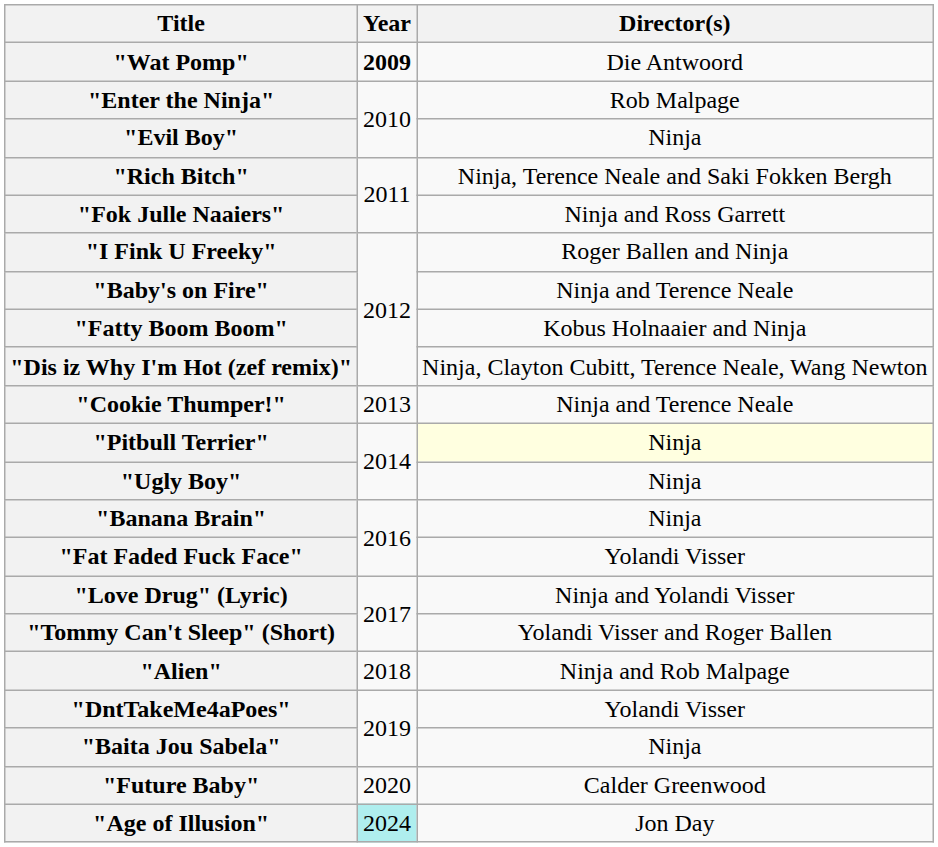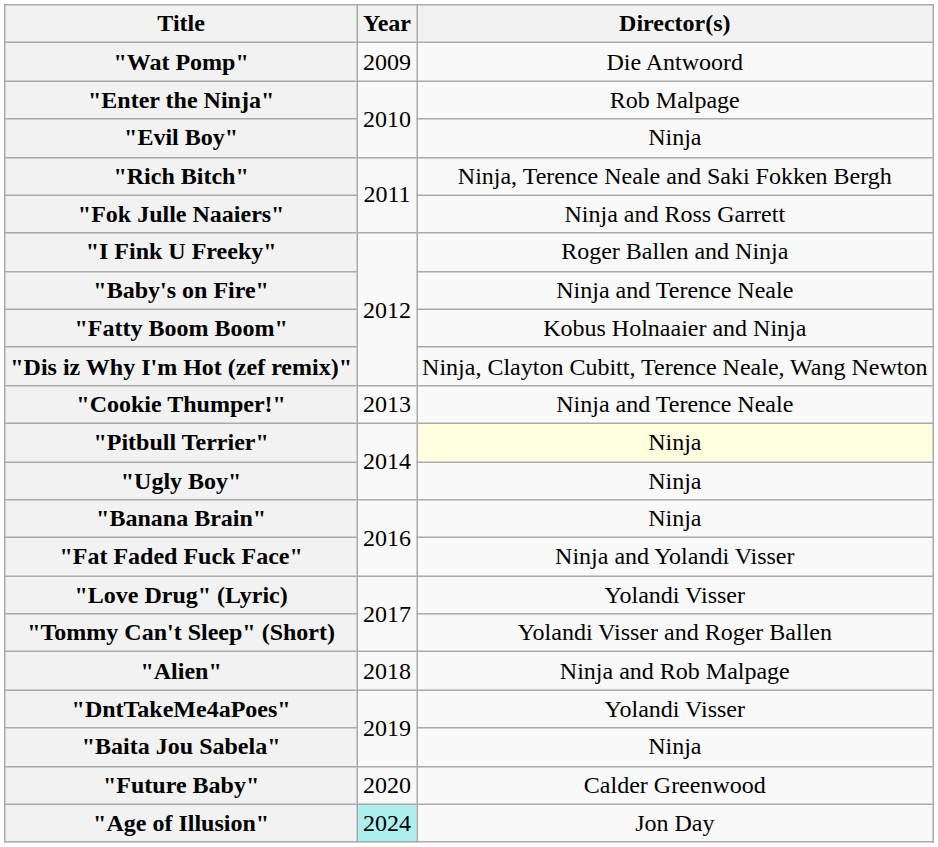(387, 61) bold -> (387, 61) normal
(675, 556) Yolandi Visser -> (675, 556) Ninja and Yolandi Visser
(675, 594) Ninja and Yolandi Visser -> (675, 594) Yolandi Visser
